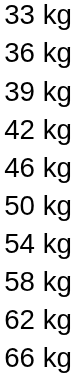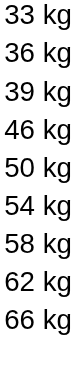- row: (38, 129)
